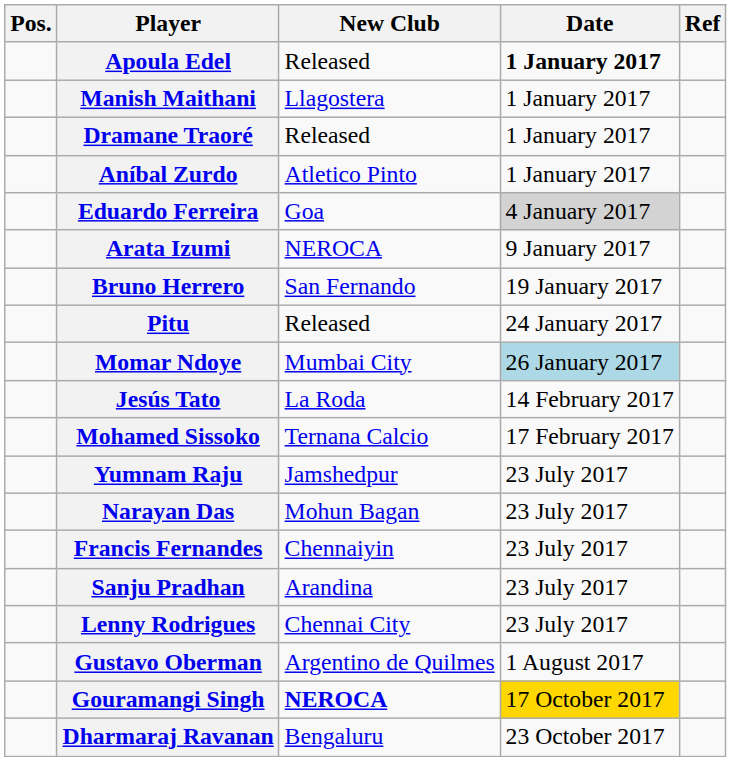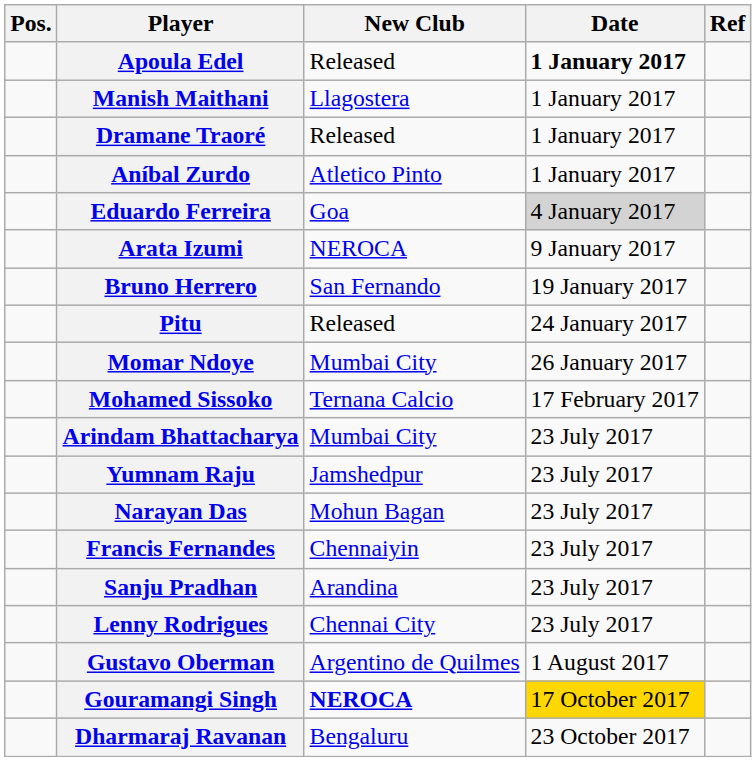(584, 361) lightblue background -> (609, 361) no background
- row: (168, 398)
+ row: (181, 436)
